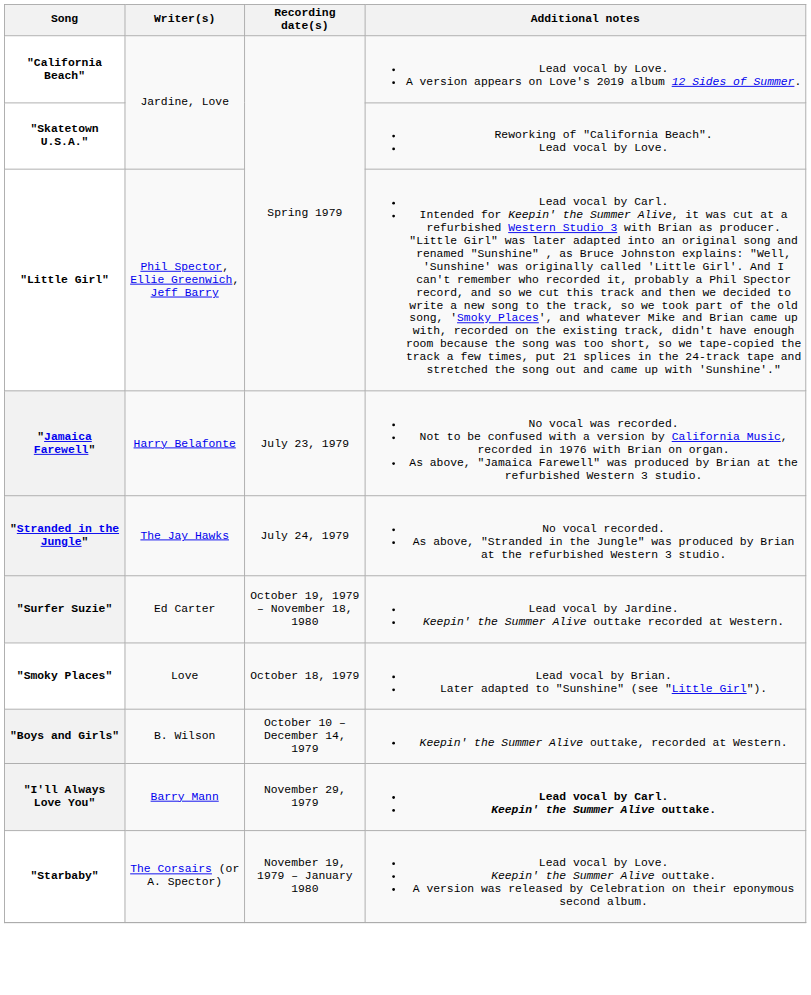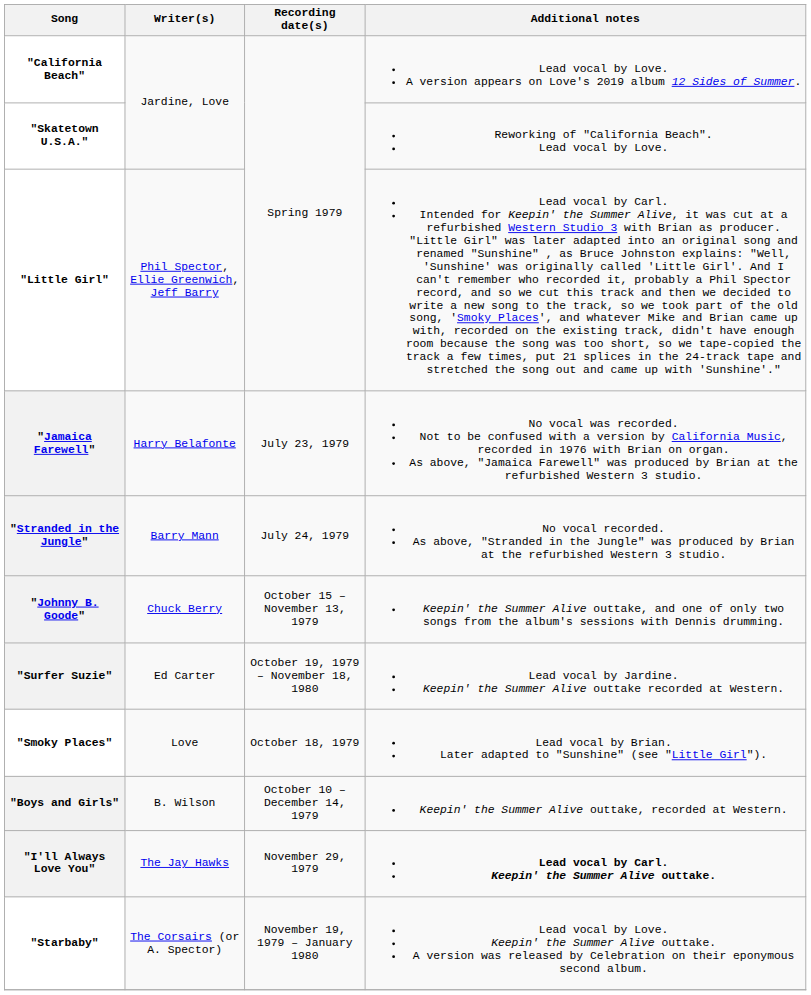(185, 536) The Jay Hawks -> (185, 536) Barry Mann
+ row: (65, 610)
(185, 797) Barry Mann -> (185, 864) The Jay Hawks
